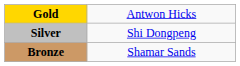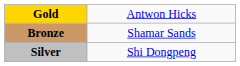rows swapped: (46, 33) <-> (46, 52)
